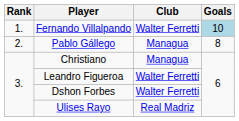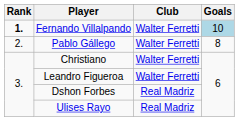(19, 28) normal -> (19, 28) bold
(167, 44) Managua -> (167, 44) Walter Ferretti
(167, 60) Managua -> (167, 60) Walter Ferretti
(167, 92) Walter Ferretti -> (167, 92) Real Madriz
